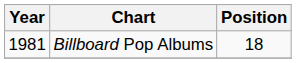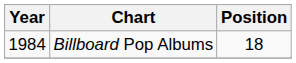(27, 44) 1981 -> (27, 44) 1984
